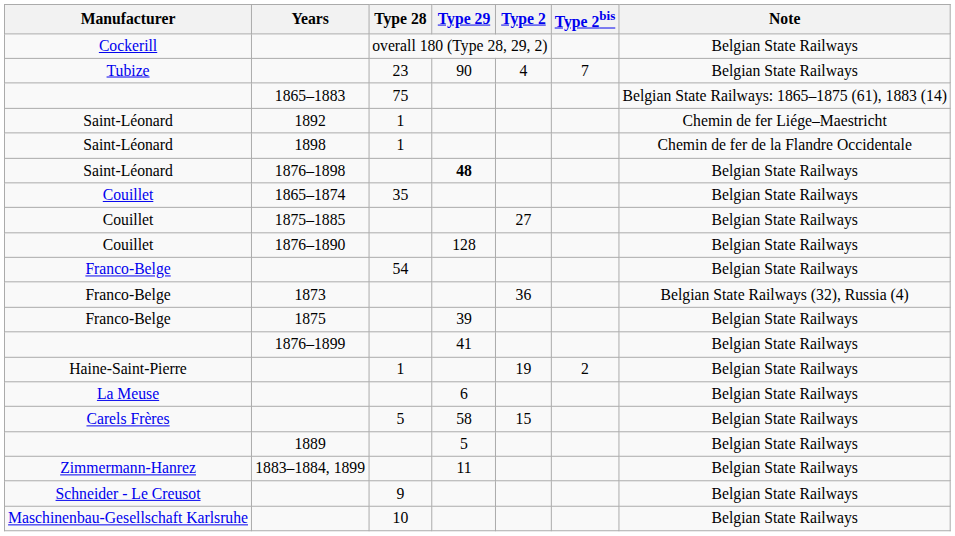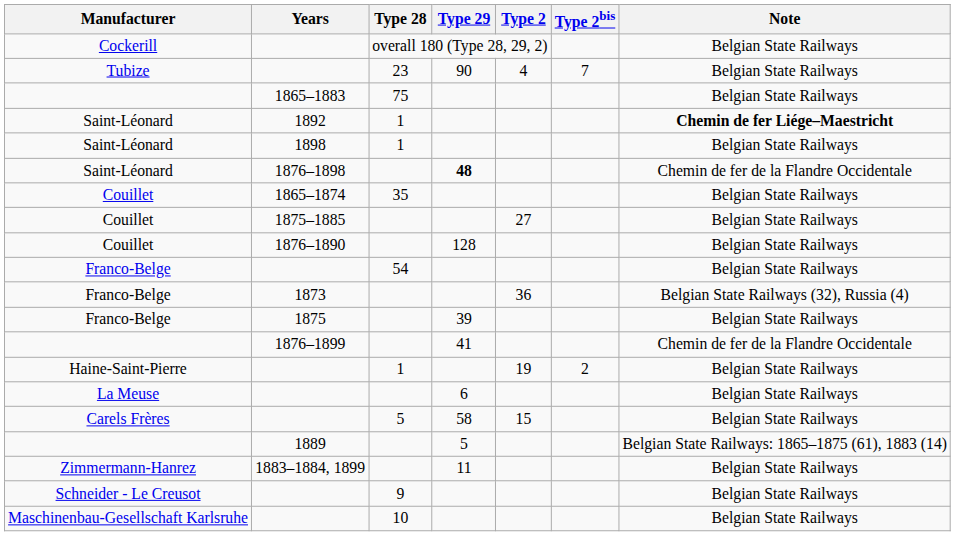(785, 95) Belgian State Railways: 1865–1875 (61), 1883 (14) -> (785, 95) Belgian State Railways
(785, 120) normal -> (785, 120) bold
(785, 145) Chemin de fer de la Flandre Occidentale -> (785, 145) Belgian State Railways
(785, 170) Belgian State Railways -> (785, 170) Chemin de fer de la Flandre Occidentale
(785, 344) Belgian State Railways -> (785, 344) Chemin de fer de la Flandre Occidentale
(785, 443) Belgian State Railways -> (785, 443) Belgian State Railways: 1865–1875 (61), 1883 (14)
